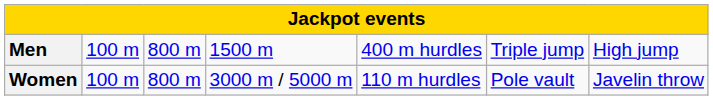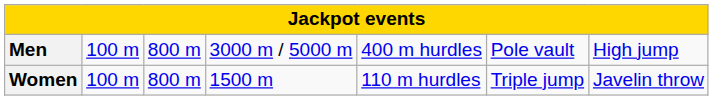(241, 49) 1500 m -> (281, 49) 3000 m / 5000 m
(537, 49) Triple jump -> (532, 49) Pole vault
(281, 79) 3000 m / 5000 m -> (241, 79) 1500 m
(532, 79) Pole vault -> (537, 79) Triple jump
